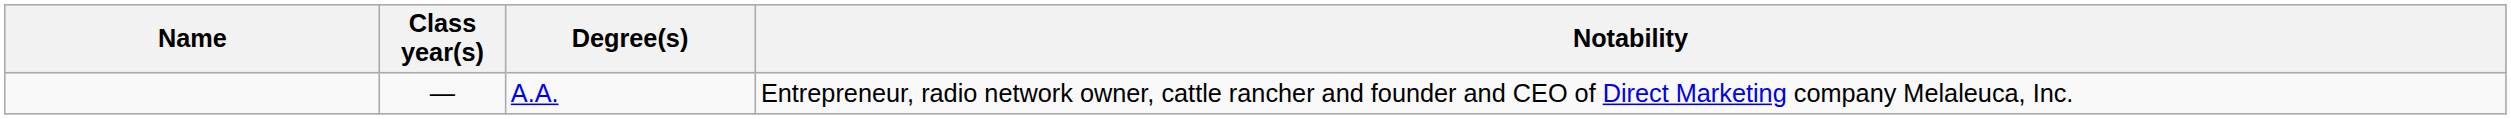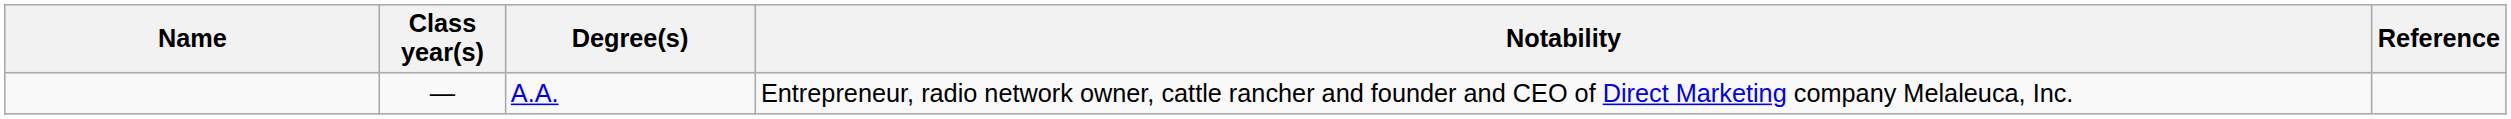+ column: (2439, 38)
